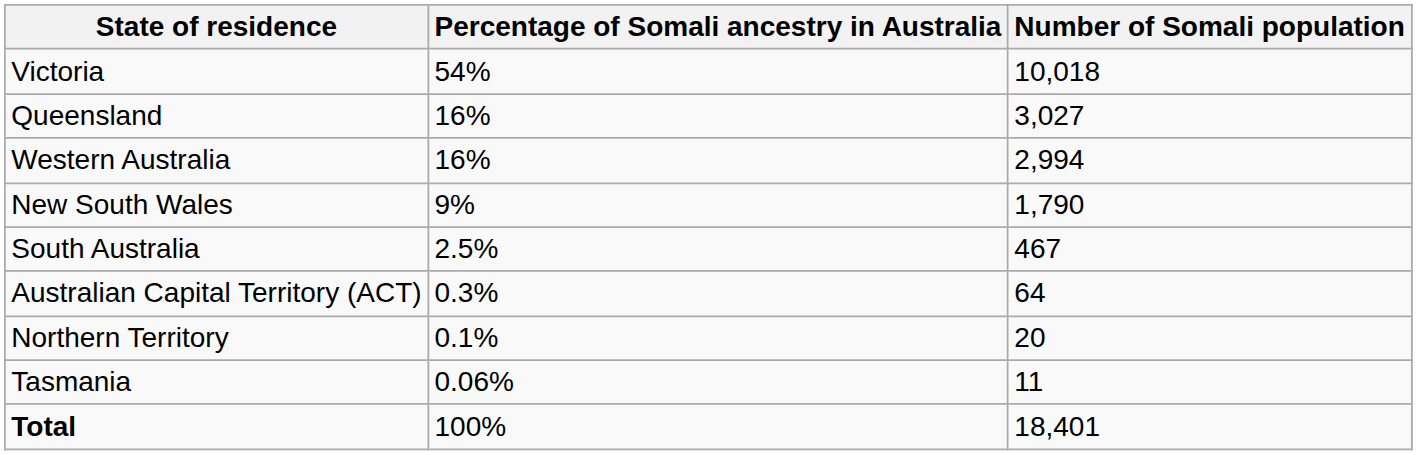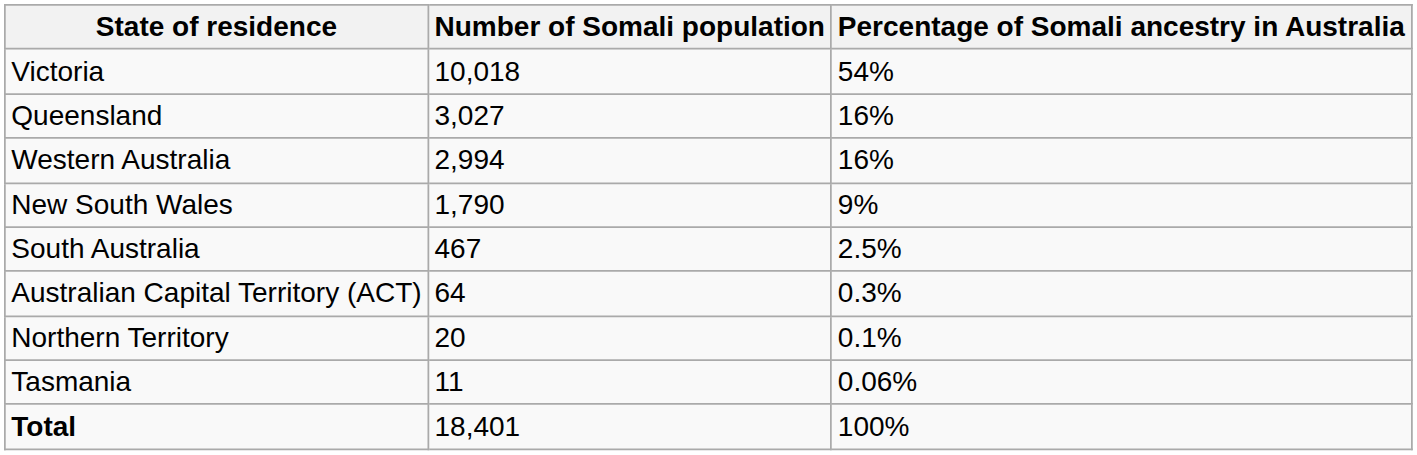columns swapped: (1210, 26) <-> (718, 26)
